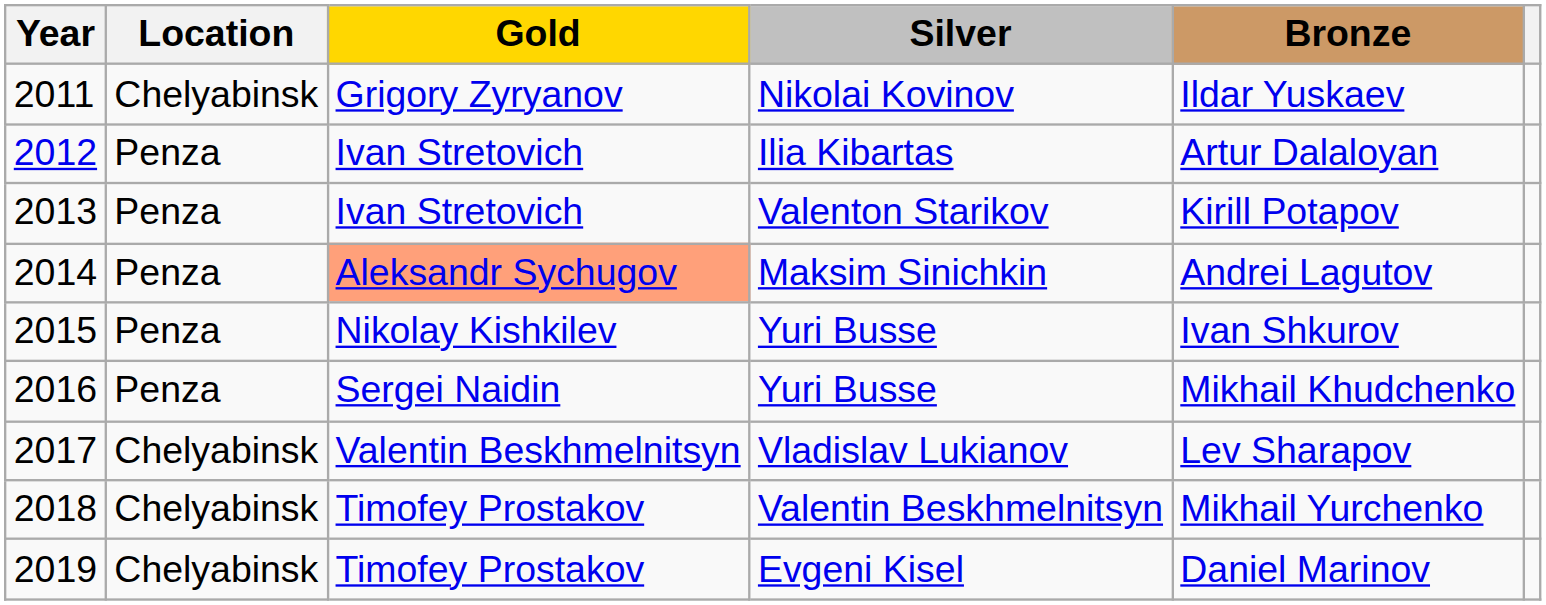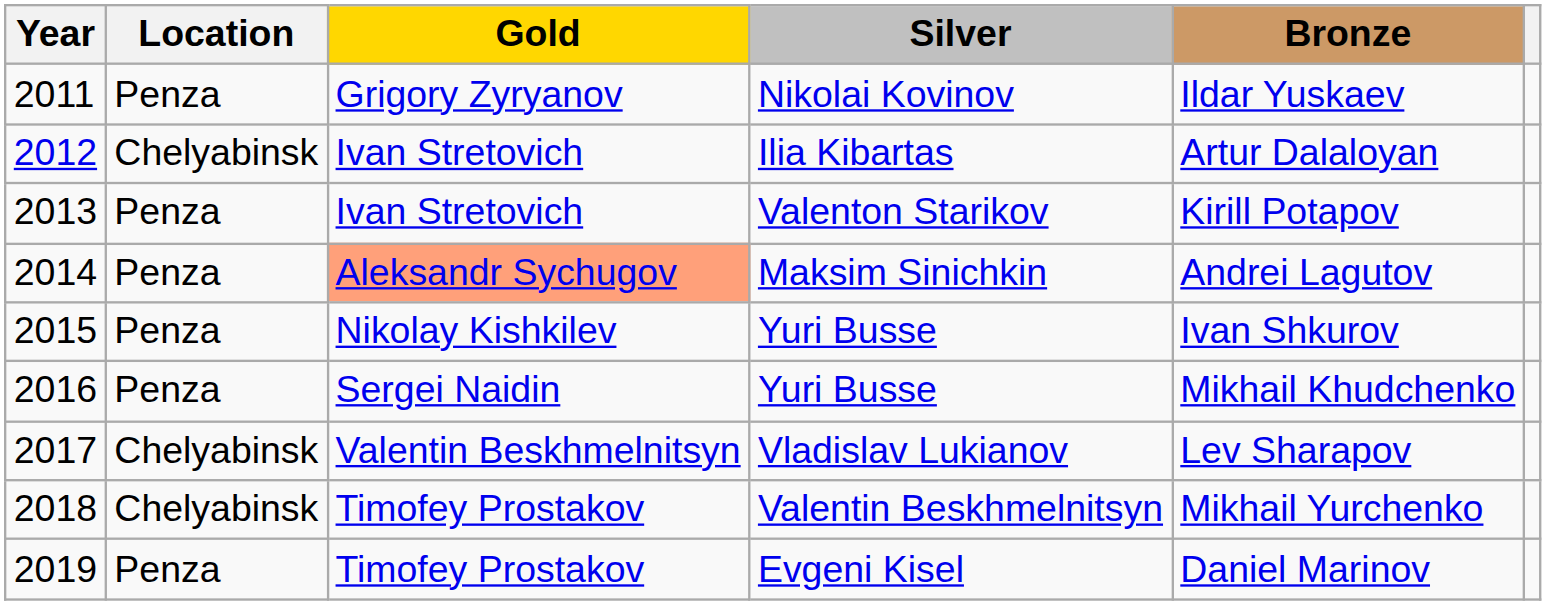(216, 93) Chelyabinsk -> (167, 93) Penza
(167, 152) Penza -> (216, 152) Chelyabinsk
(216, 568) Chelyabinsk -> (167, 568) Penza
